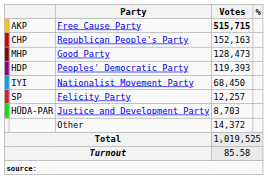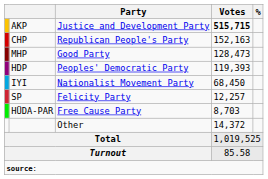(99, 26) Free Cause Party -> (133, 26) Justice and Development Party
(133, 111) Justice and Development Party -> (99, 111) Free Cause Party
